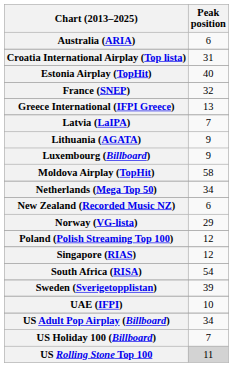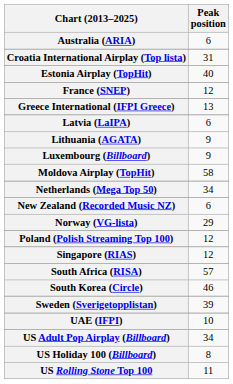(208, 90) 32 -> (208, 90) 12
(208, 123) 7 -> (208, 123) 6
(208, 271) 54 -> (208, 271) 57
+ row: (96, 288)
(208, 337) 7 -> (208, 354) 8
(208, 354) lightgrey background -> (208, 370) no background
